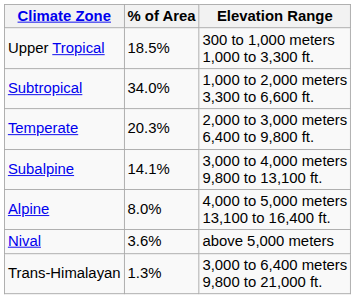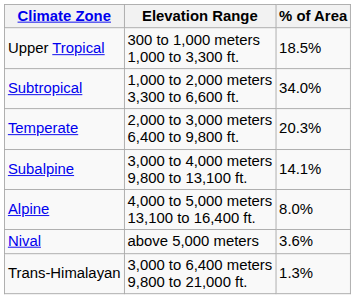columns swapped: (275, 16) <-> (162, 16)
